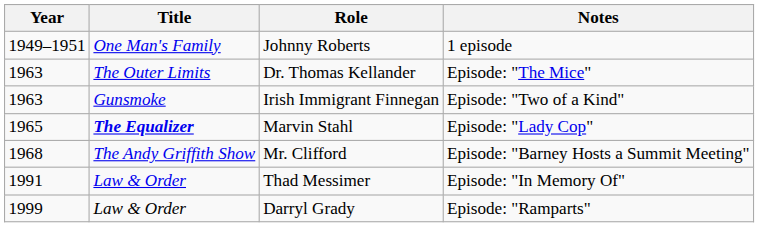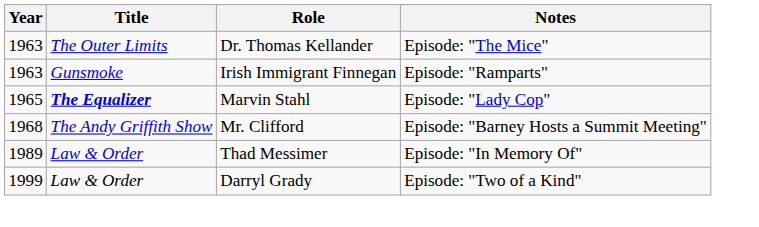- row: (317, 45)
(536, 99) Episode: "Two of a Kind" -> (476, 72) Episode: "Ramparts"
(26, 180) 1991 -> (26, 153) 1989
(519, 208) Episode: "Ramparts" -> (493, 180) Episode: "Two of a Kind"
